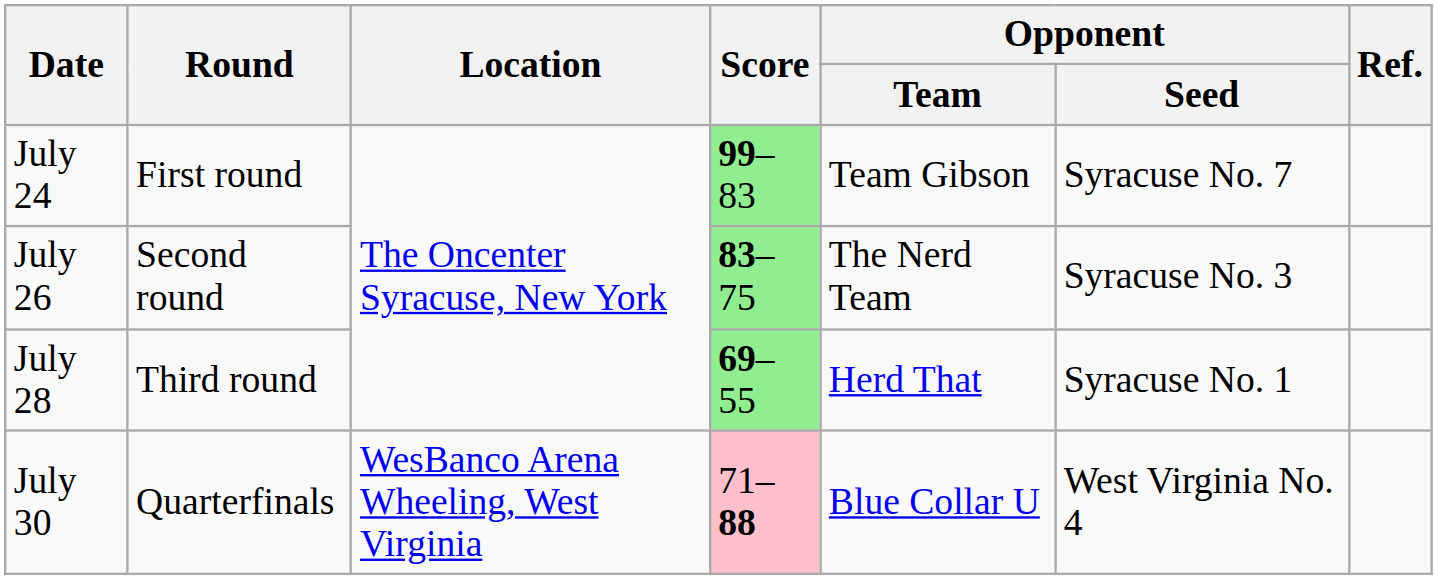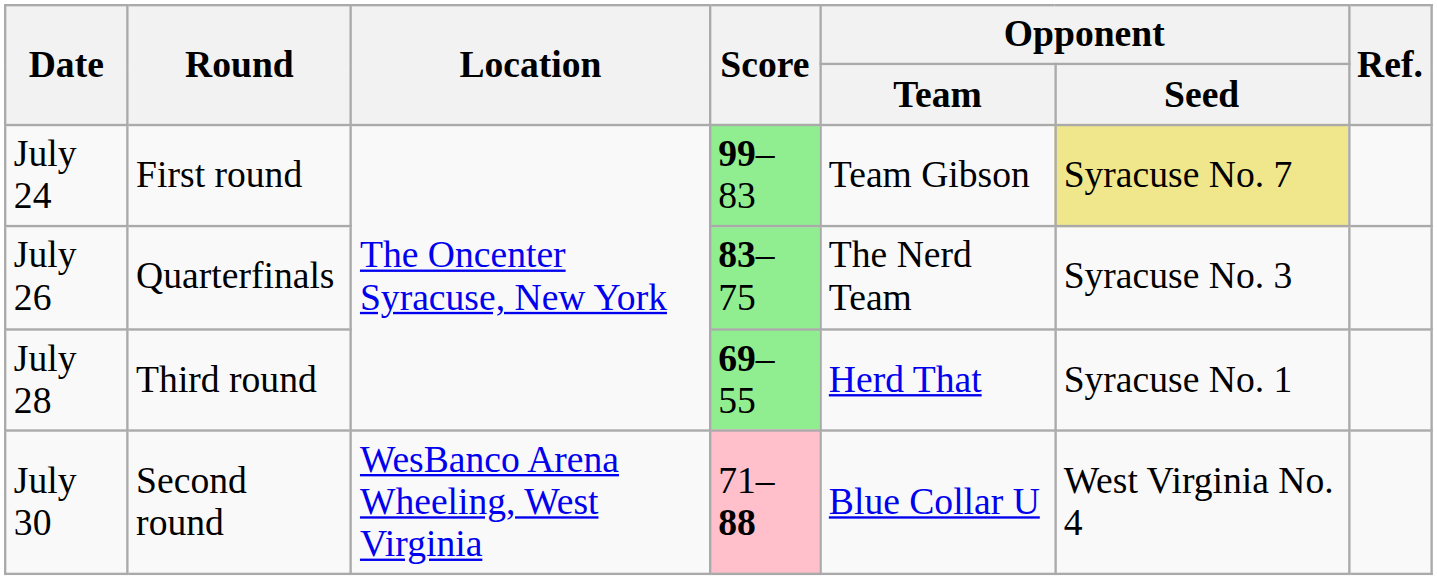(1178, 174) no background -> (1178, 174) khaki background
(191, 276) Second round -> (235, 276) Quarterfinals
(235, 501) Quarterfinals -> (191, 501) Second round
